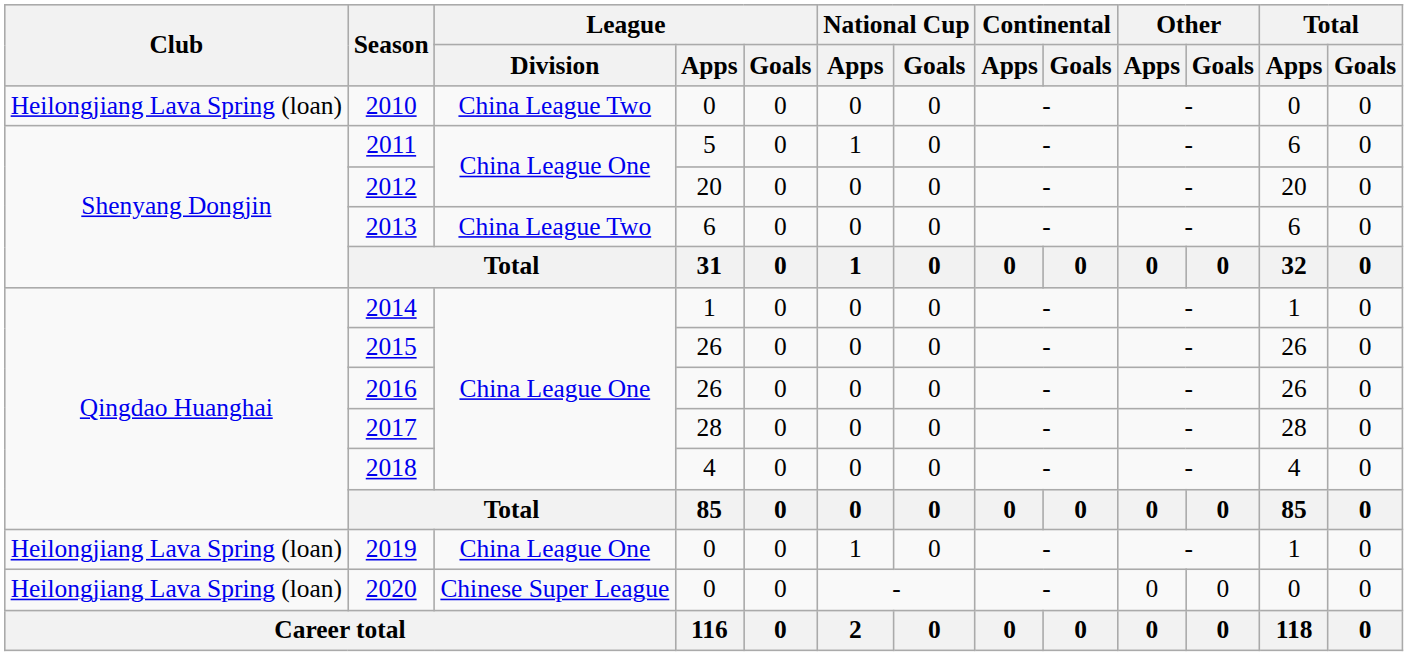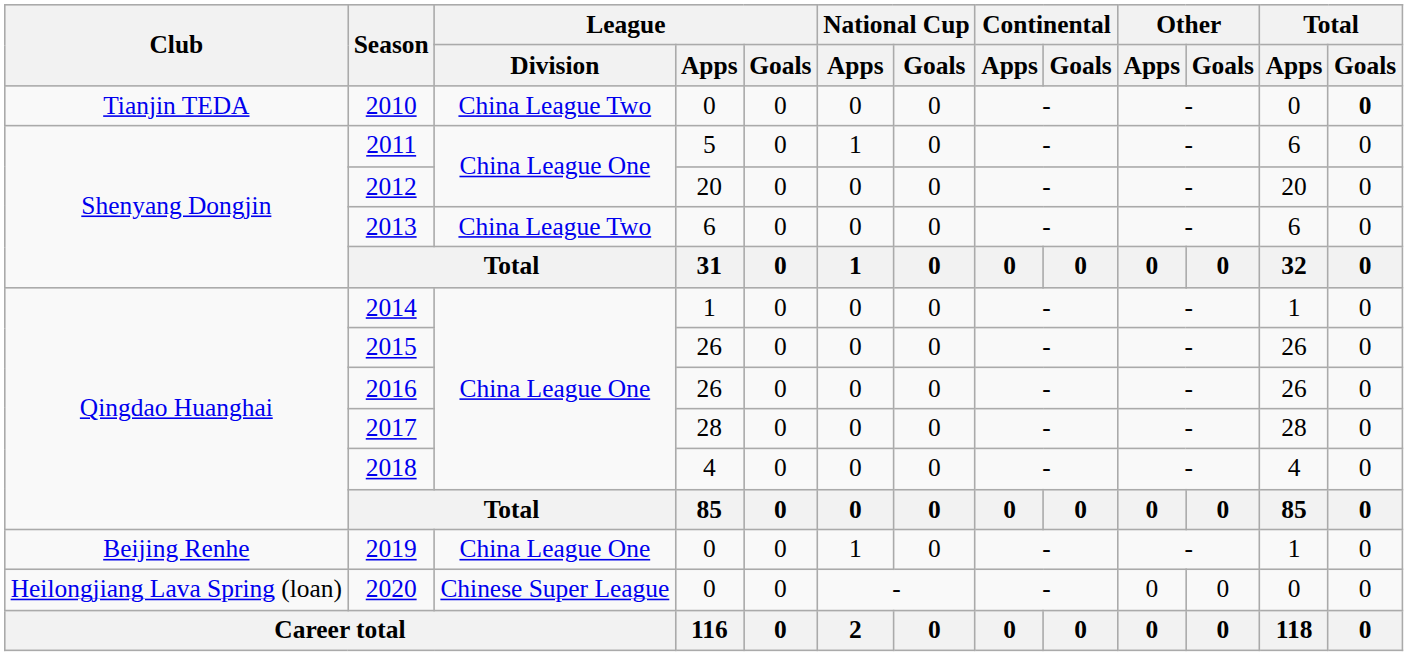(176, 105) Heilongjiang Lava Spring (loan) -> (176, 105) Tianjin TEDA
(1365, 105) normal -> (1365, 105) bold
(176, 549) Heilongjiang Lava Spring (loan) -> (176, 549) Beijing Renhe
